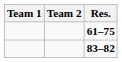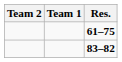columns swapped: (24, 13) <-> (64, 13)
